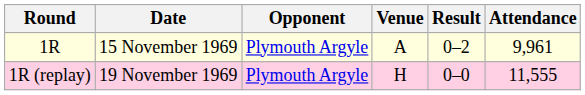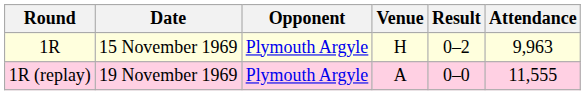(400, 47) A -> (400, 47) H
(533, 47) 9,961 -> (533, 47) 9,963
(400, 75) H -> (400, 75) A
